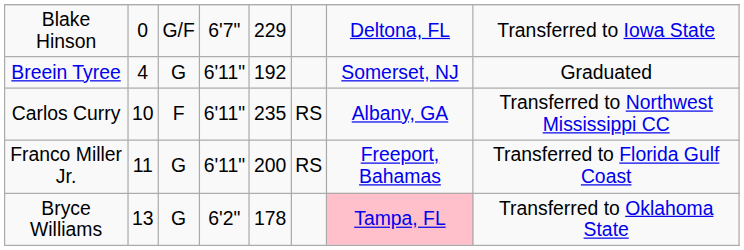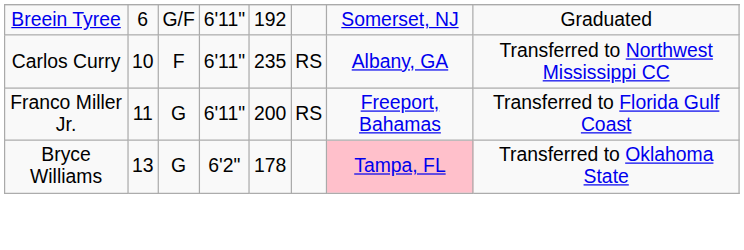- row: (66, 30)
(143, 72) 4 -> (143, 19) 6
(179, 72) G -> (179, 19) G/F
